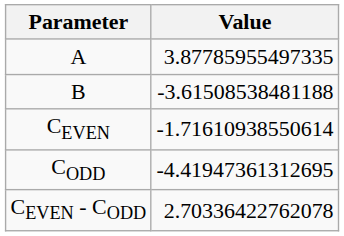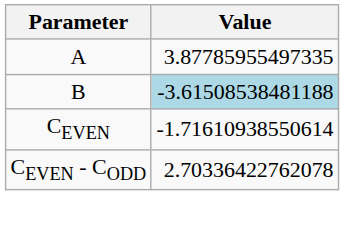(245, 91) no background -> (245, 91) lightblue background
- row: (78, 169)
